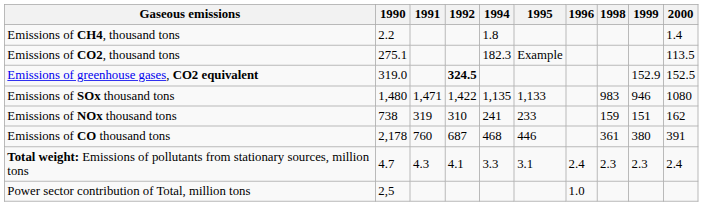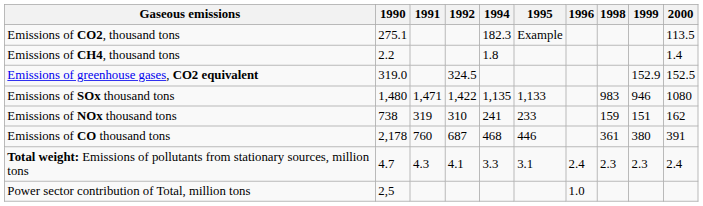rows swapped: (94, 55) <-> (94, 34)
(462, 75) bold -> (462, 75) normal
